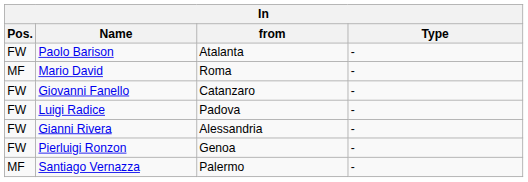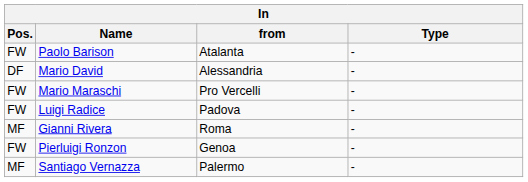(16, 72) MF -> (15, 72) DF
(215, 72) Roma -> (231, 72) Alessandria
- row: (84, 91)
+ row: (80, 91)
(17, 129) FW -> (16, 129) MF
(231, 129) Alessandria -> (215, 129) Roma
